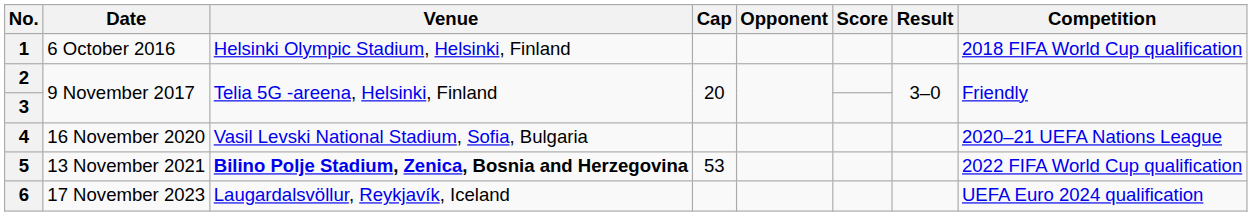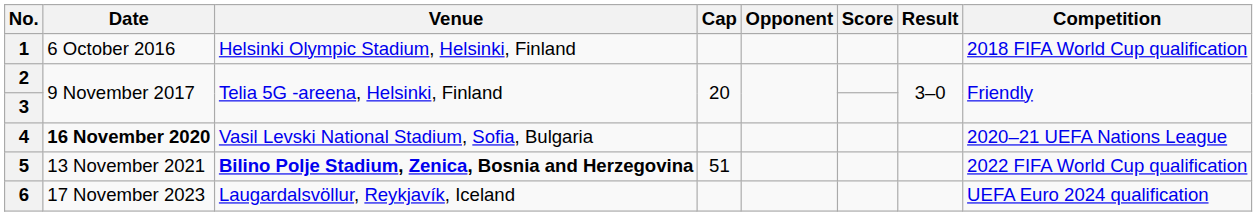(126, 136) normal -> (129, 136) bold
(714, 166) 53 -> (719, 166) 51
